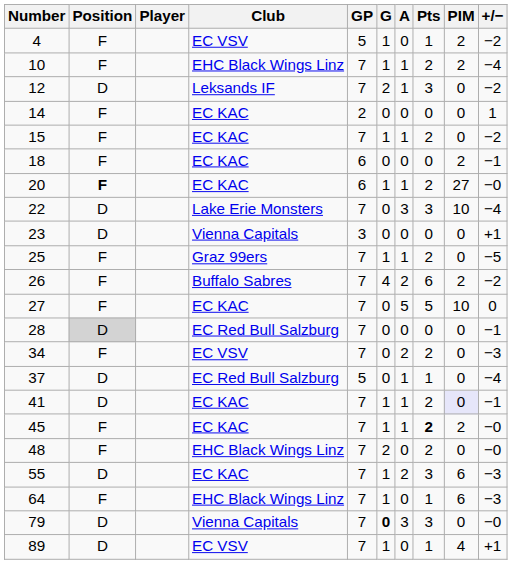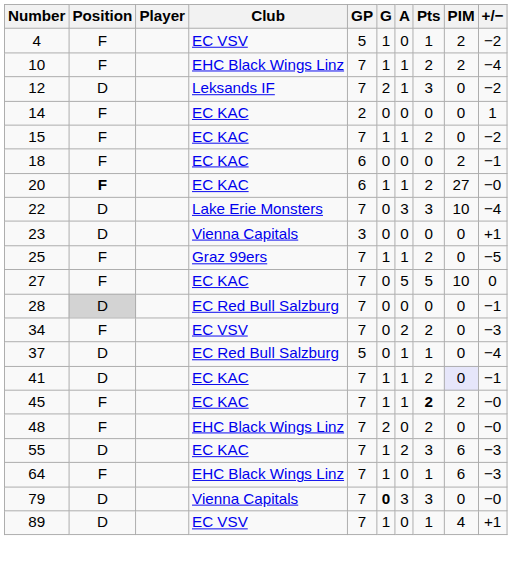- row: (37, 281)
